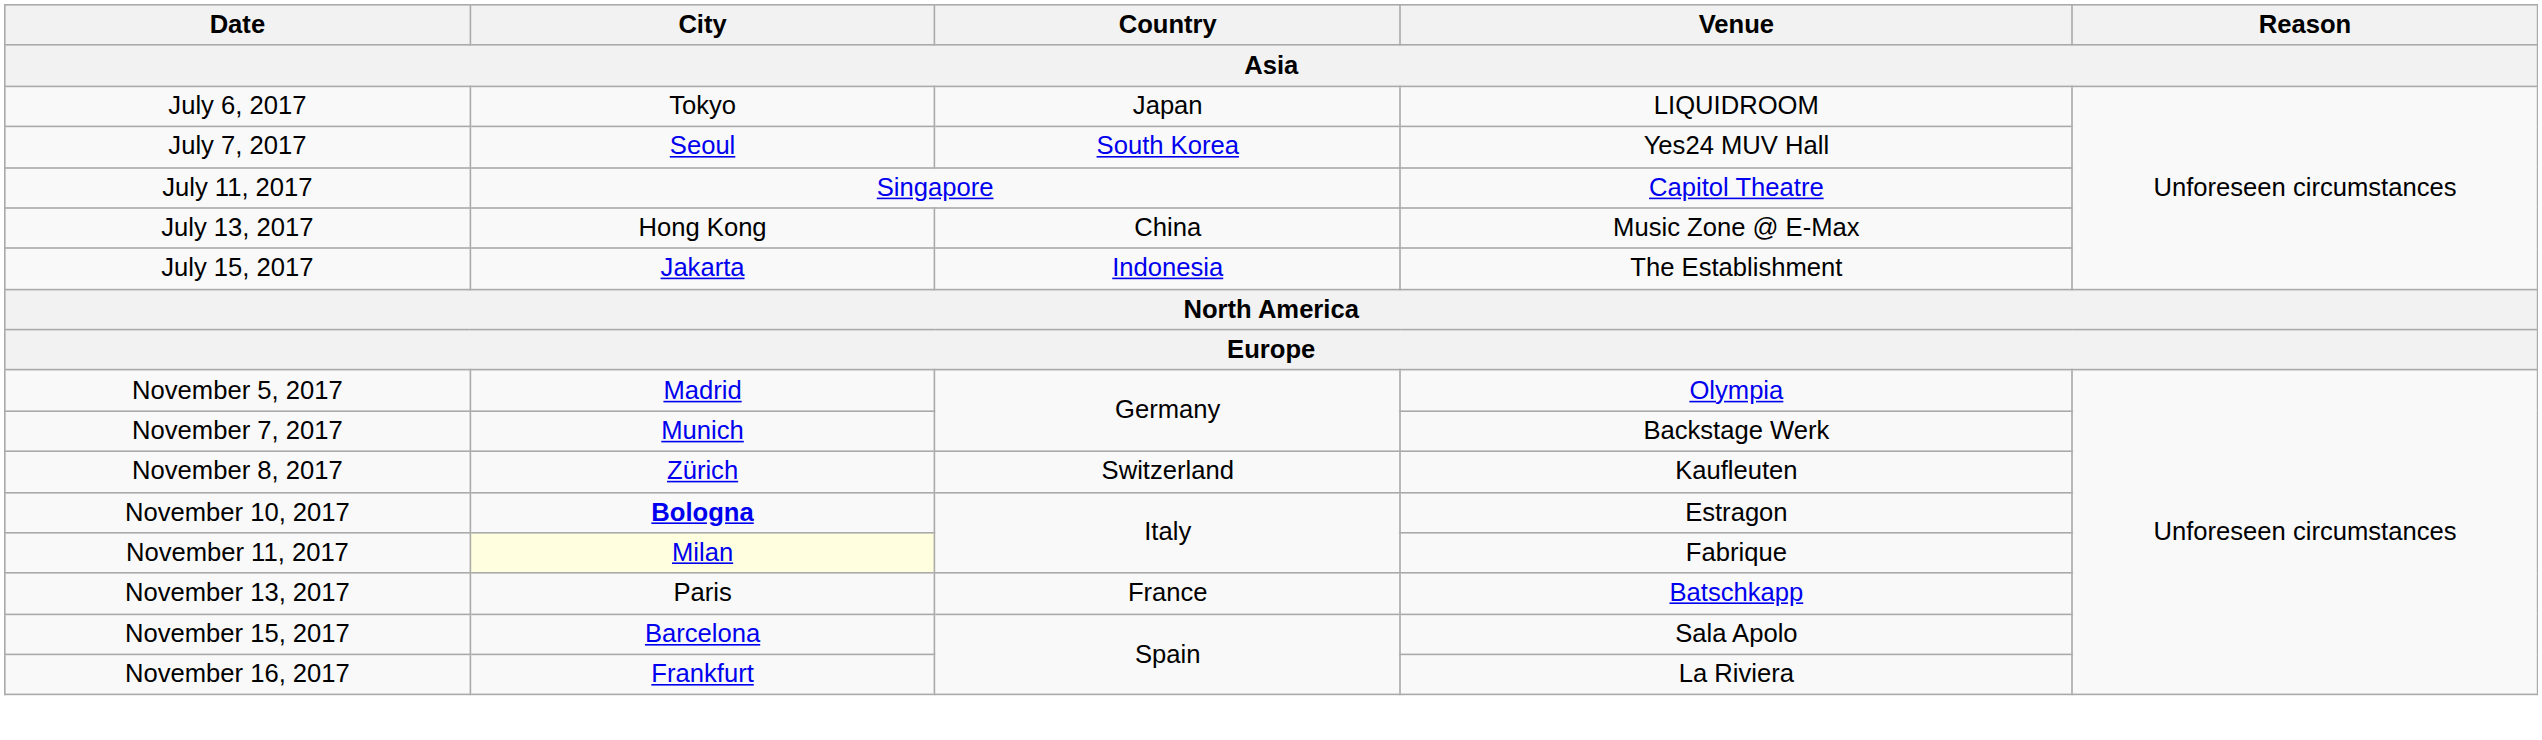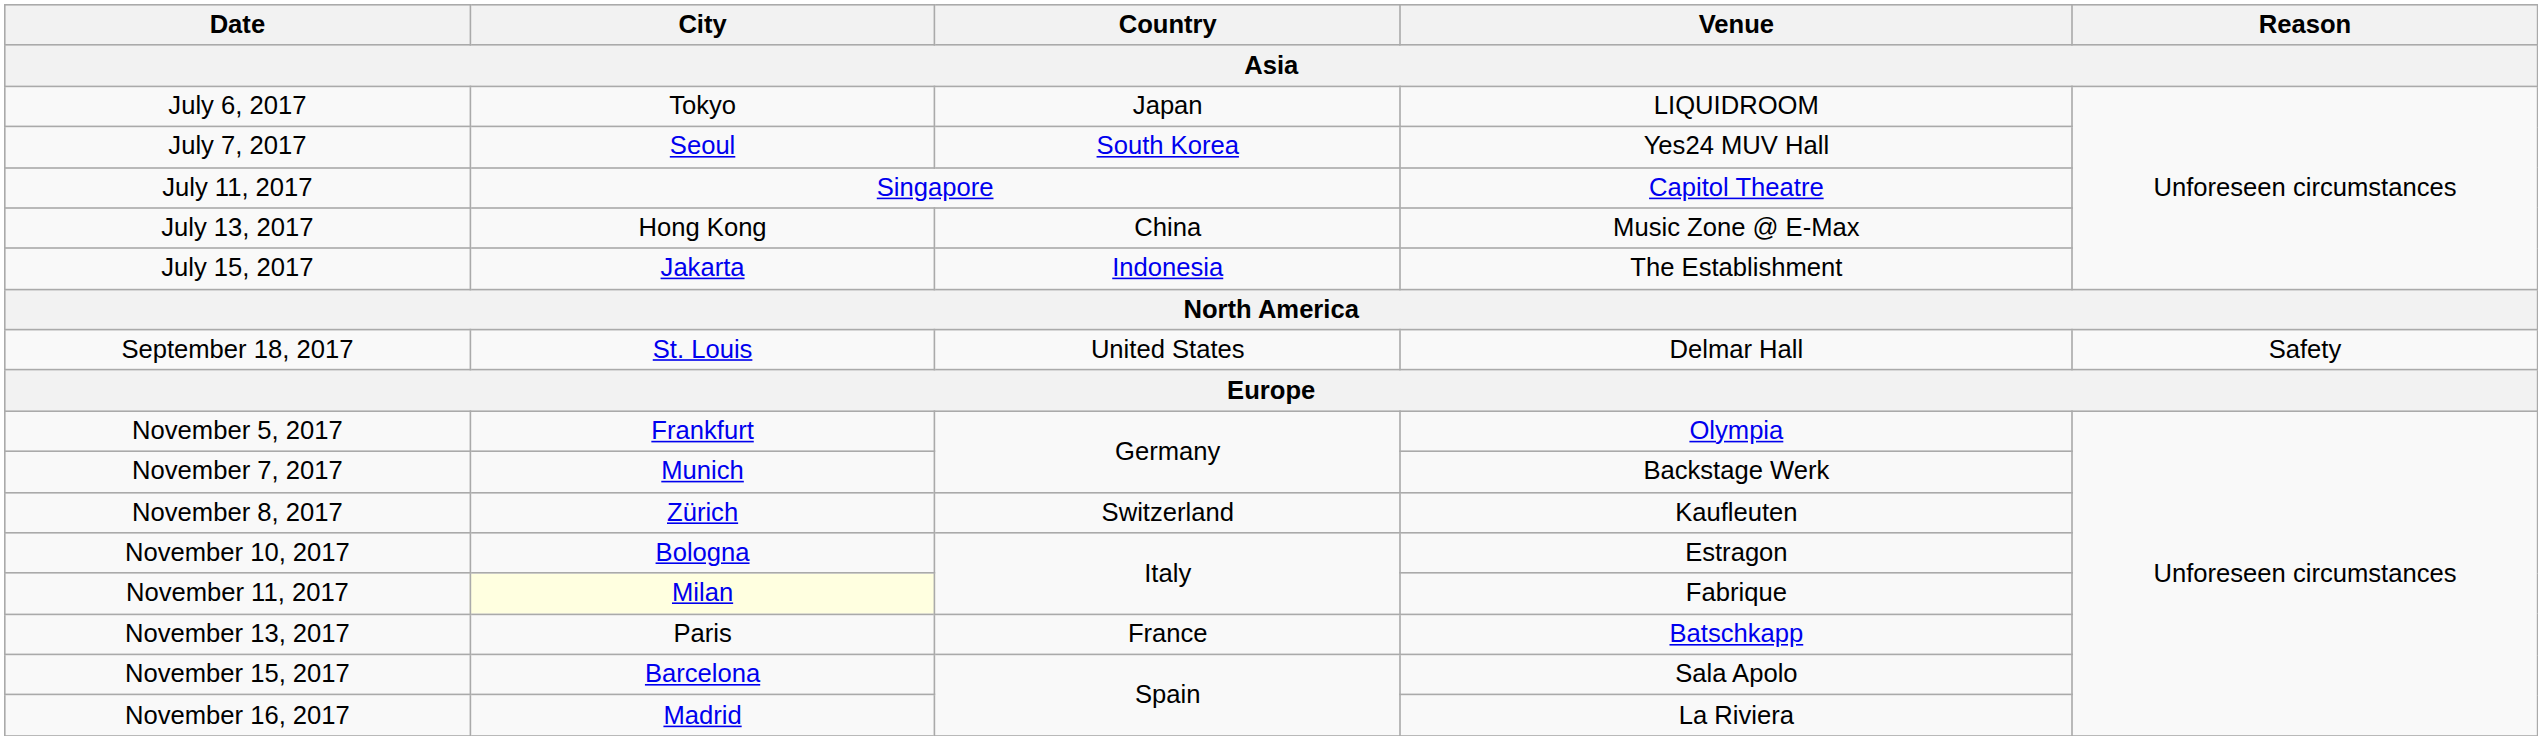+ row: (237, 349)
(703, 390) Madrid -> (703, 430) Frankfurt
(703, 512) bold -> (703, 552) normal
(703, 674) Frankfurt -> (703, 715) Madrid
